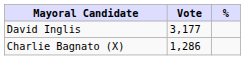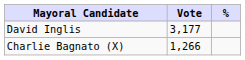(185, 46) 1,286 -> (185, 46) 1,266
